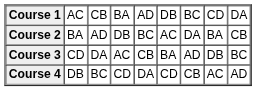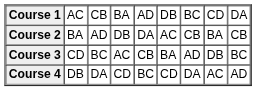(146, 35) BC -> (146, 35) DA
(192, 35) DA -> (192, 35) CB
(99, 55) DA -> (99, 55) BC
(99, 74) BC -> (99, 74) DA
(146, 74) DA -> (146, 74) BC
(192, 74) CB -> (192, 74) DA
